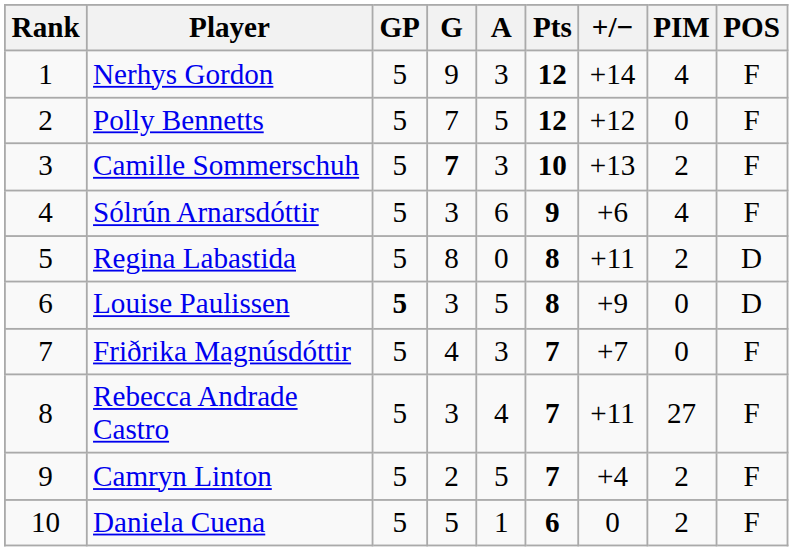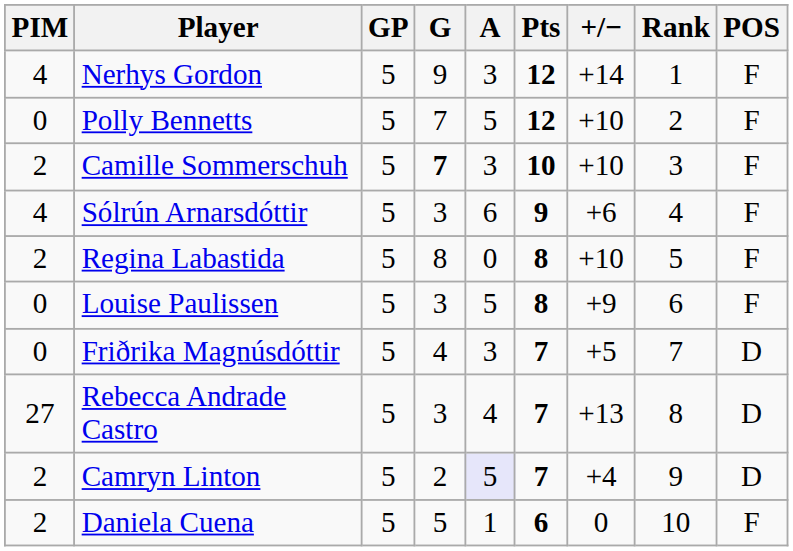columns swapped: (46, 27) <-> (682, 27)
(613, 119) +12 -> (601, 119) +10
(613, 166) +13 -> (601, 166) +10
(613, 258) +11 -> (601, 258) +10
(752, 258) D -> (752, 258) F
(400, 304) bold -> (388, 304) normal
(752, 304) D -> (752, 304) F
(613, 350) +7 -> (601, 350) +5
(752, 350) F -> (752, 350) D
(613, 413) +11 -> (601, 413) +13
(752, 413) F -> (752, 413) D
(501, 475) no background -> (490, 475) lavender background
(752, 475) F -> (752, 475) D
